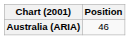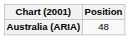(103, 27) 46 -> (103, 27) 48
